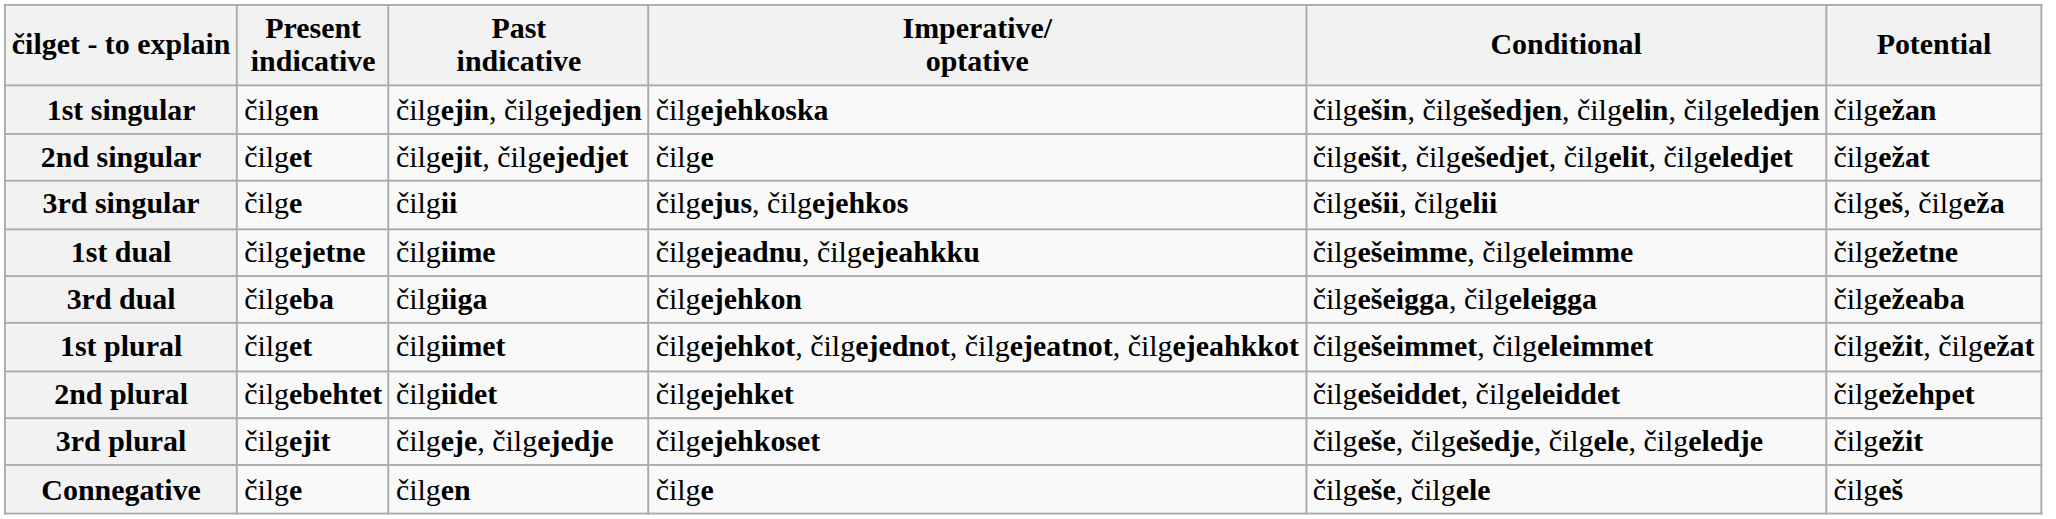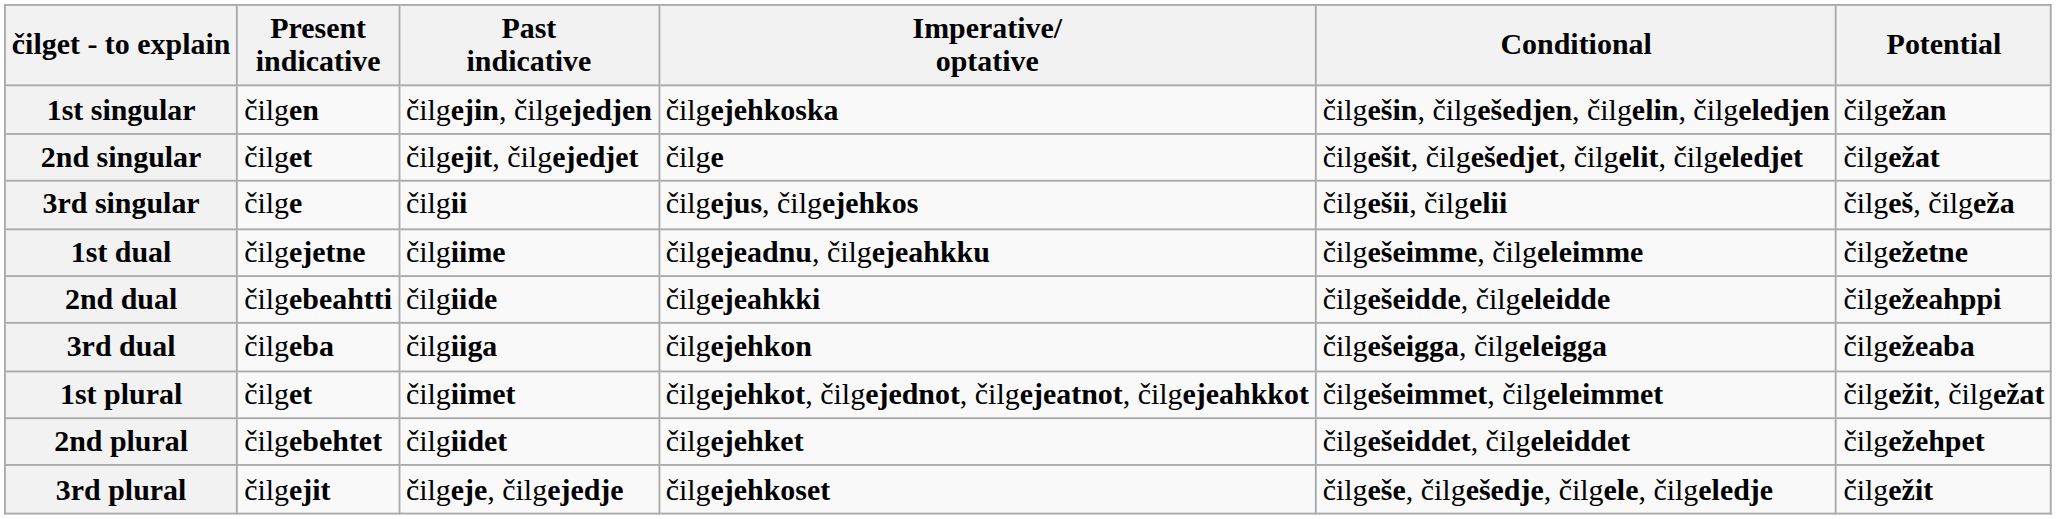+ row: (121, 299)
- row: (121, 488)
